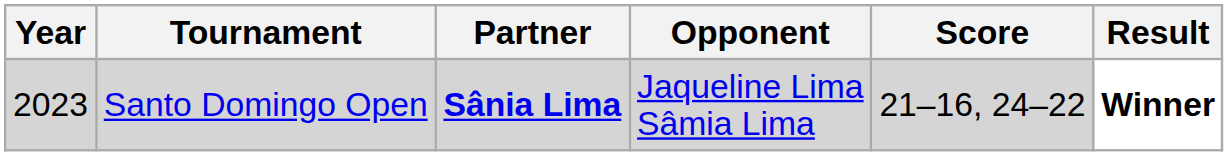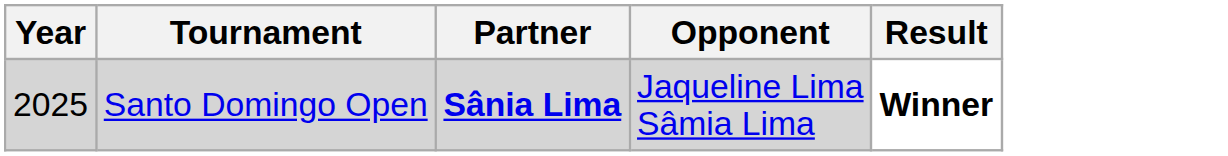- column: (982, 32)
(51, 104) 2023 -> (51, 104) 2025
